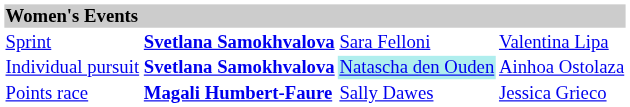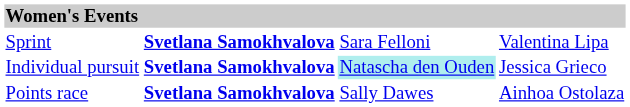(562, 67) Ainhoa Ostolaza -> (553, 67) Jessica Grieco
(238, 93) Magali Humbert-Faure -> (239, 93) Svetlana Samokhvalova
(553, 93) Jessica Grieco -> (562, 93) Ainhoa Ostolaza
